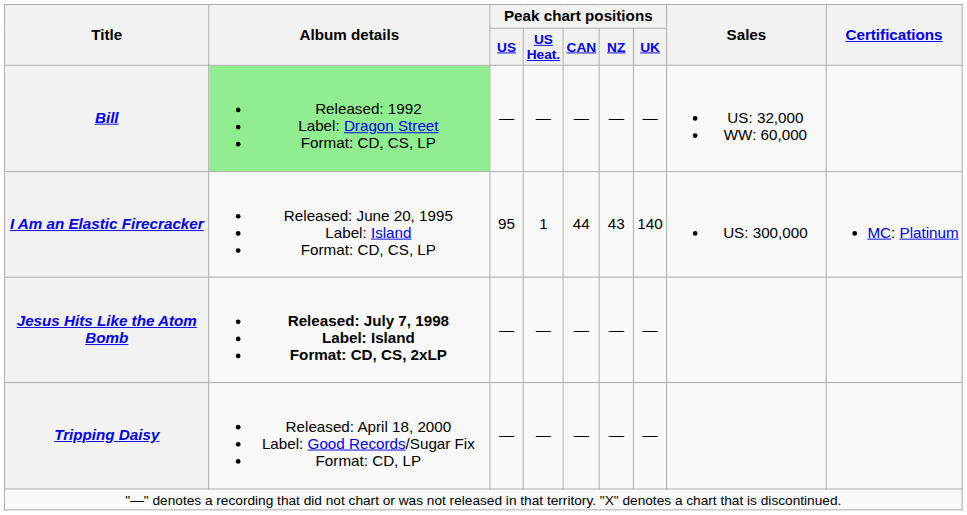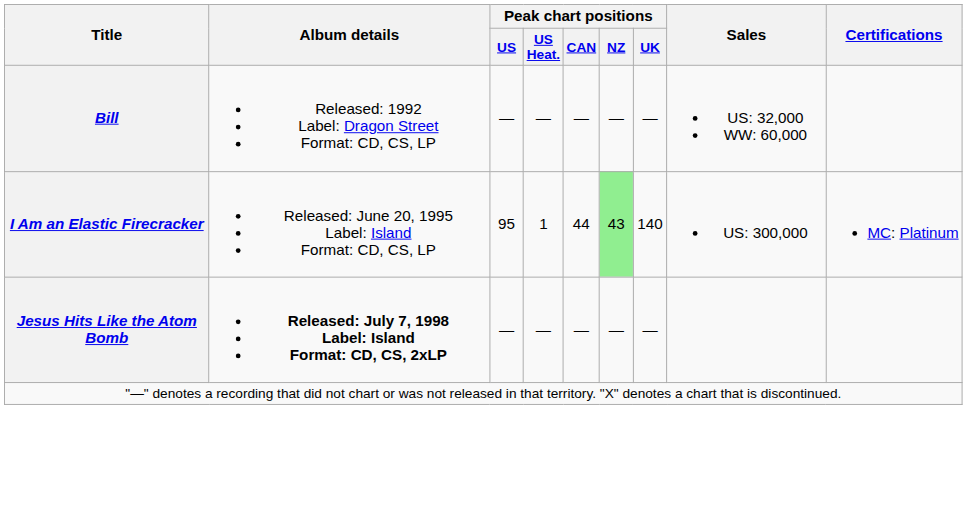(349, 127) lightgreen background -> (349, 127) no background
(616, 224) no background -> (616, 224) lightgreen background
- row: (107, 435)
